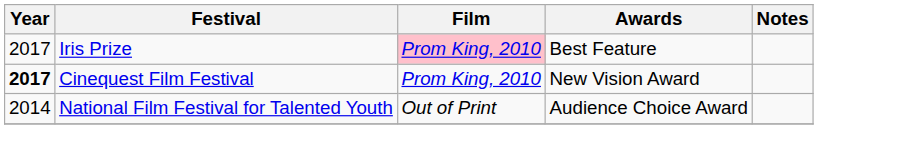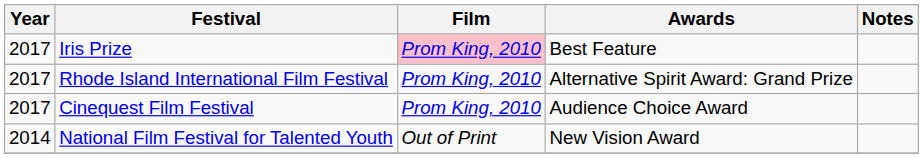+ row: (224, 78)
(30, 78) bold -> (30, 108) normal
(625, 78) New Vision Award -> (649, 108) Audience Choice Award
(649, 108) Audience Choice Award -> (625, 138) New Vision Award
